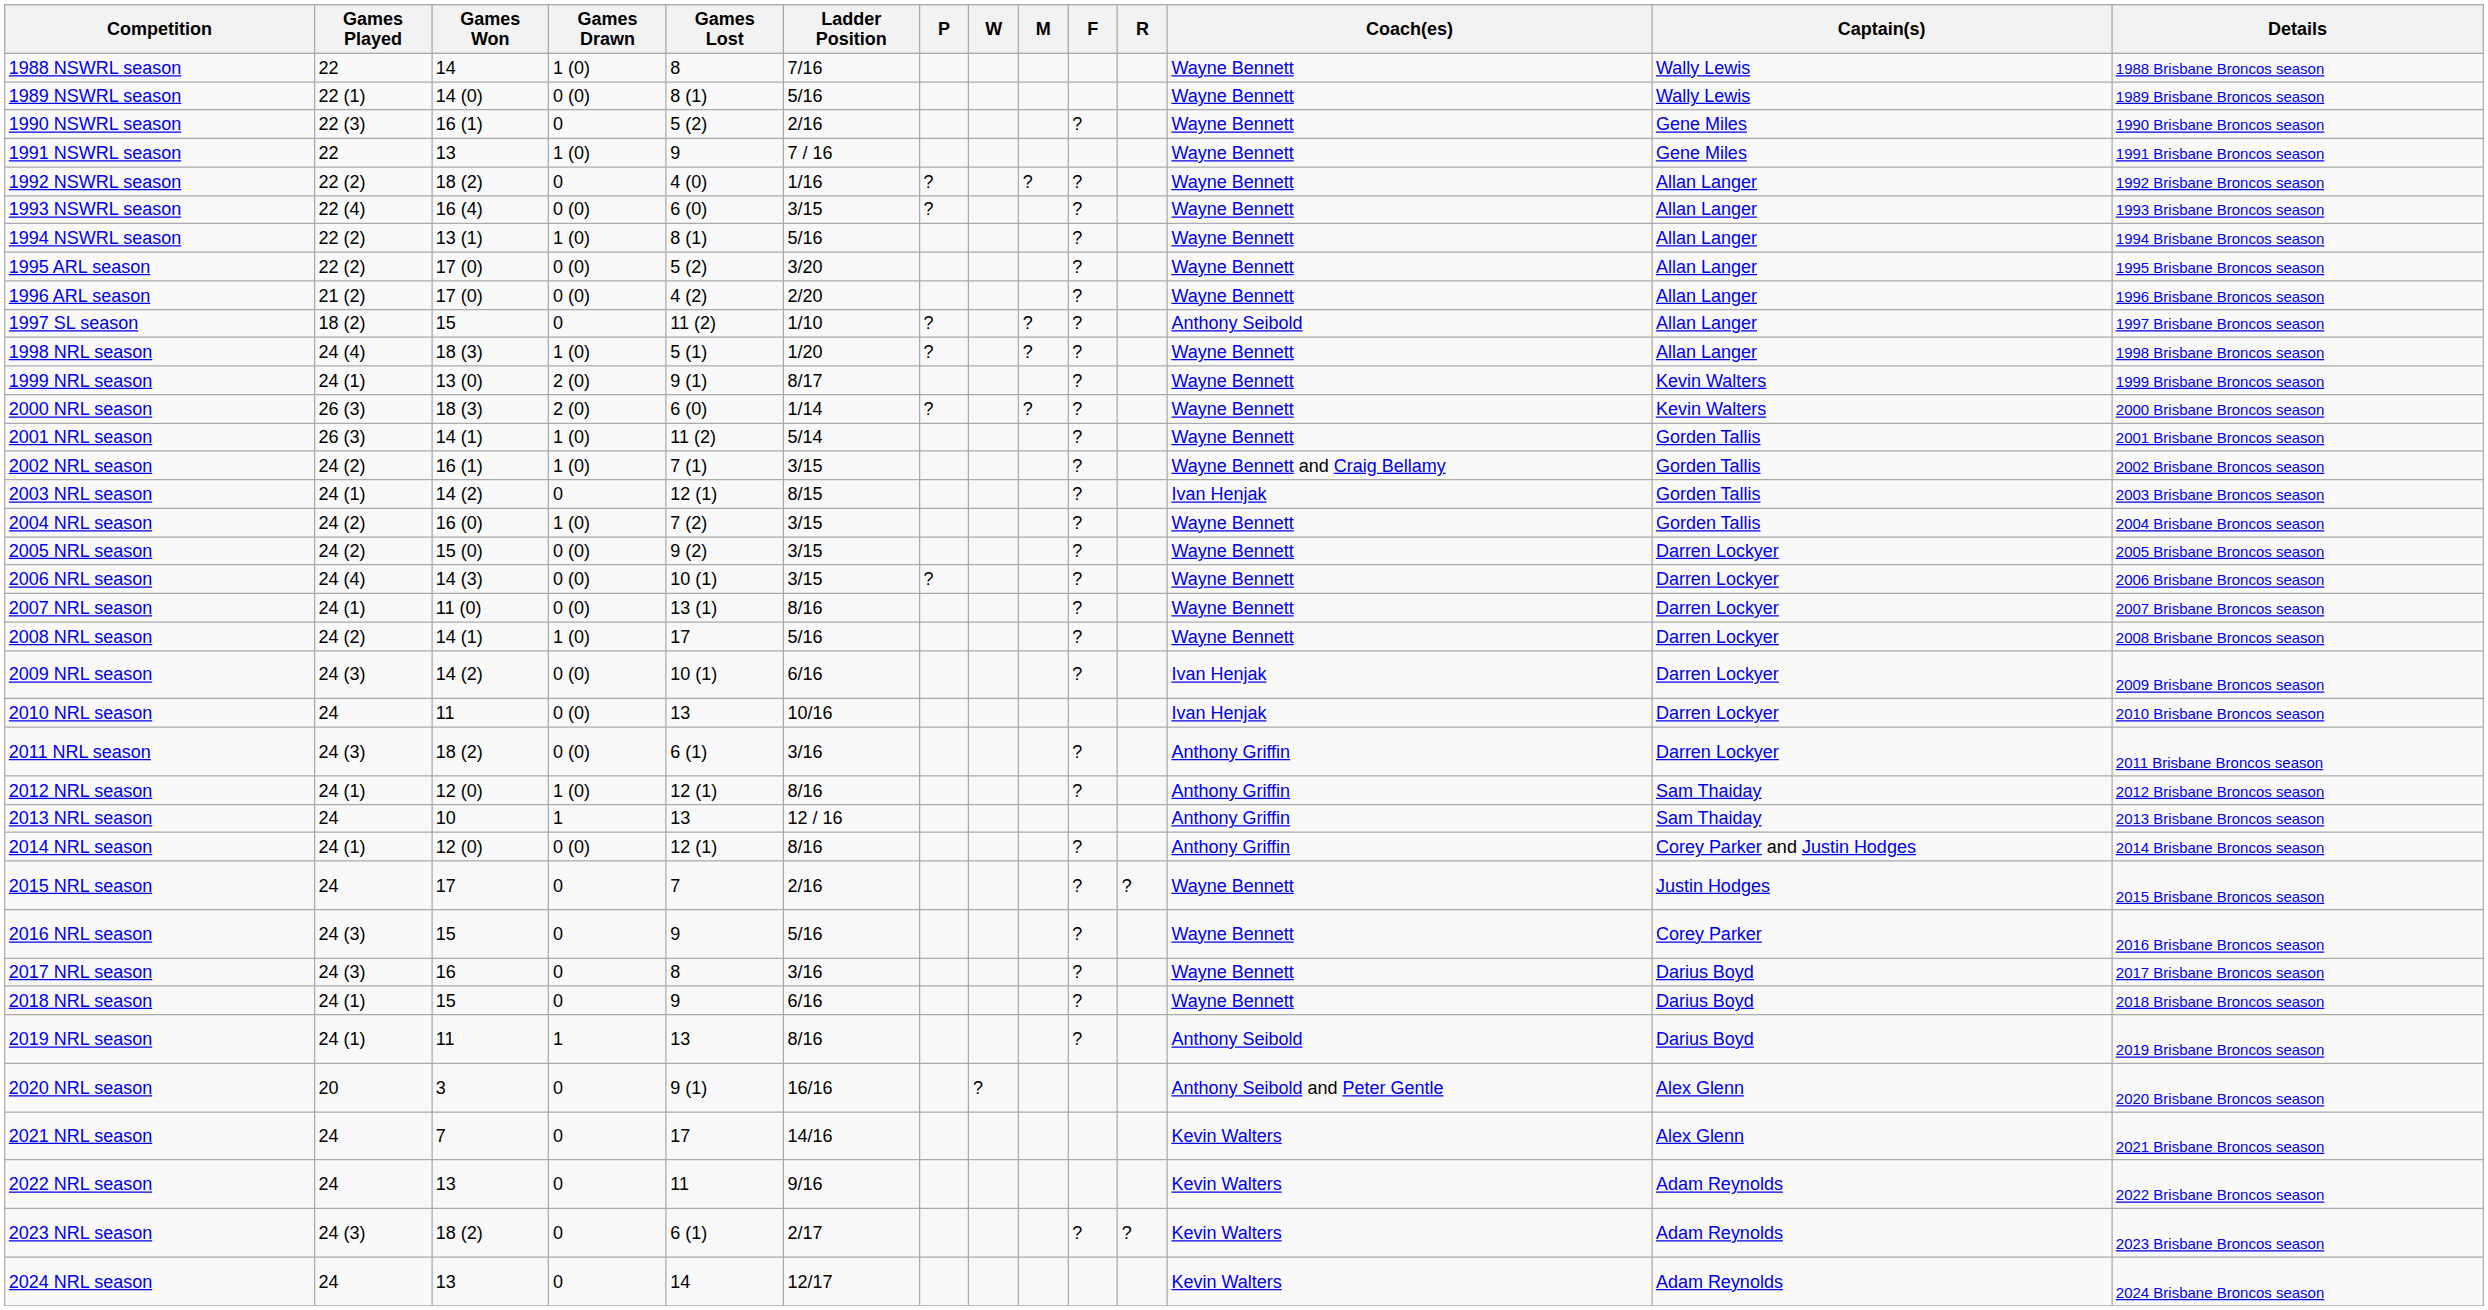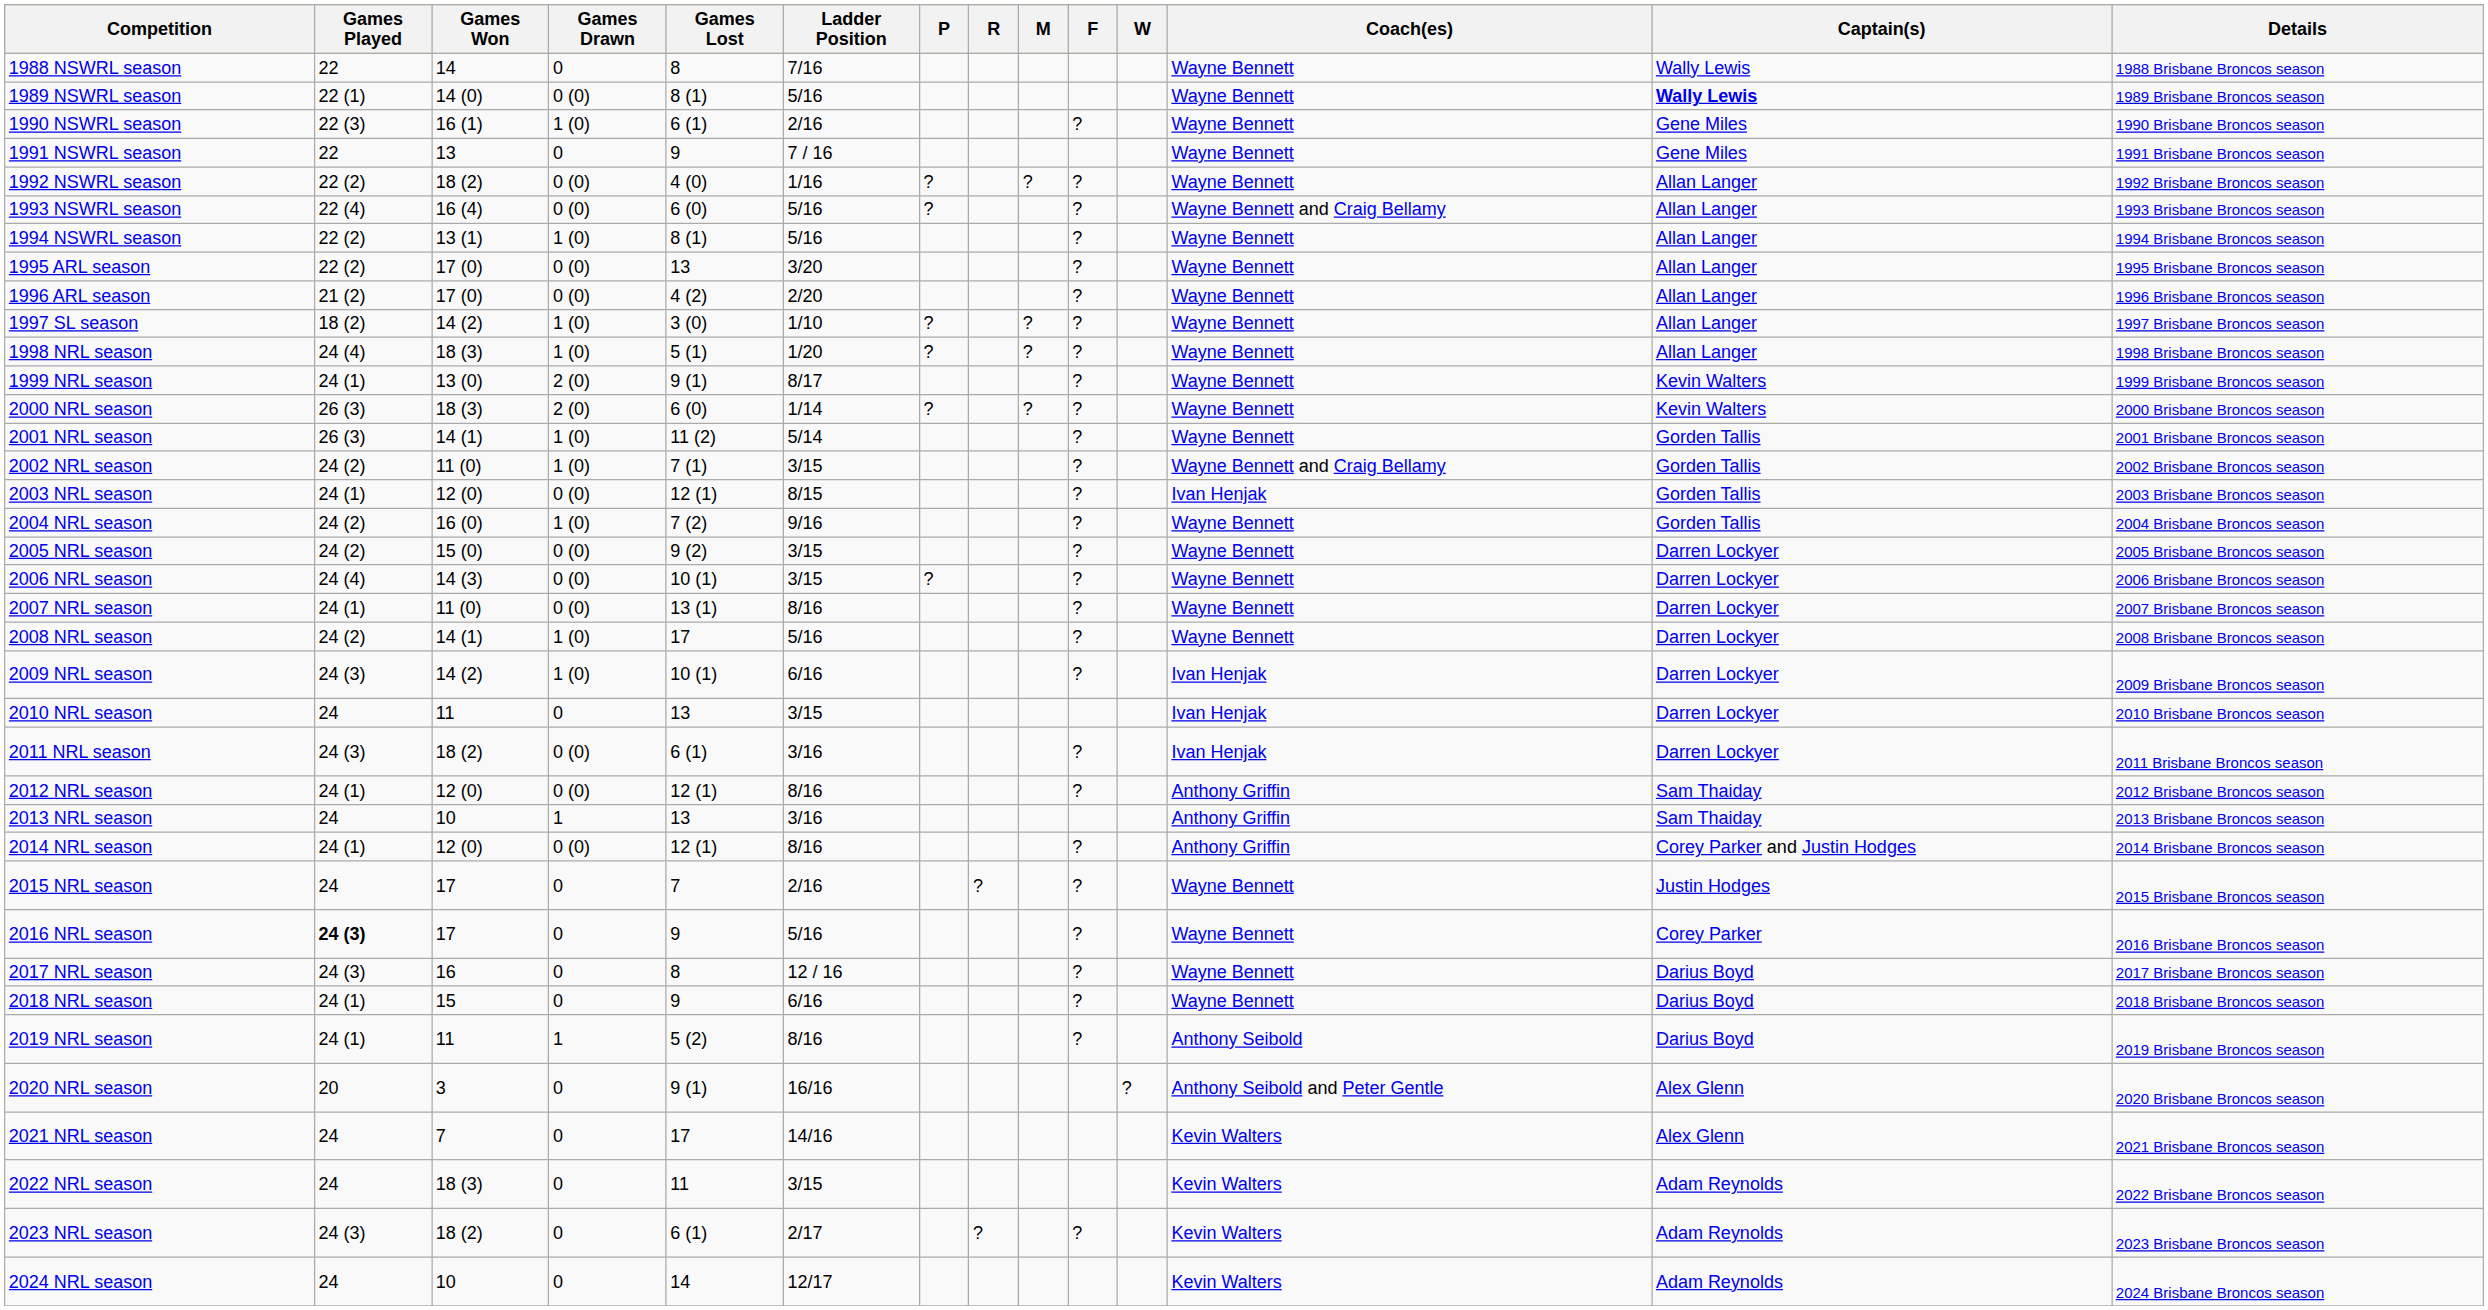columns swapped: (1142, 29) <-> (994, 29)
(572, 68) 1 (0) -> (558, 68) 0
(1703, 96) normal -> (1707, 96) bold
(558, 125) 0 -> (572, 125) 1 (0)
(689, 125) 5 (2) -> (689, 125) 6 (1)
(572, 153) 1 (0) -> (558, 153) 0
(558, 181) 0 -> (572, 181) 0 (0)
(805, 210) 3/15 -> (805, 210) 5/16
(1233, 210) Wayne Bennett -> (1309, 210) Wayne Bennett and Craig Bellamy
(689, 267) 5 (2) -> (680, 267) 13
(446, 324) 15 -> (459, 324) 14 (2)
(558, 324) 0 -> (572, 324) 1 (0)
(693, 324) 11 (2) -> (689, 324) 3 (0)
(1237, 324) Anthony Seibold -> (1233, 324) Wayne Bennett
(459, 466) 16 (1) -> (459, 466) 11 (0)
(459, 494) 14 (2) -> (459, 494) 12 (0)
(558, 494) 0 -> (572, 494) 0 (0)
(805, 523) 3/15 -> (805, 523) 9/16
(572, 675) 0 (0) -> (572, 675) 1 (0)
(572, 713) 0 (0) -> (558, 713) 0
(810, 713) 10/16 -> (805, 713) 3/15
(1231, 752) Anthony Griffin -> (1219, 752) Ivan Henjak
(572, 790) 1 (0) -> (572, 790) 0 (0)
(815, 819) 12 / 16 -> (805, 819) 3/16
(342, 934) normal -> (342, 934) bold
(446, 934) 15 -> (446, 934) 17
(805, 972) 3/16 -> (815, 972) 12 / 16
(680, 1039) 13 -> (689, 1039) 5 (2)
(446, 1185) 13 -> (459, 1185) 18 (3)
(805, 1185) 9/16 -> (805, 1185) 3/15
(446, 1281) 13 -> (446, 1281) 10
